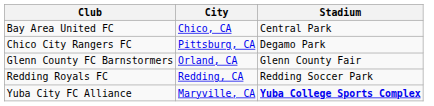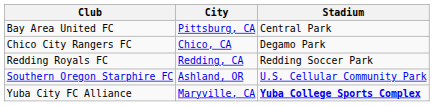(205, 29) Chico, CA -> (217, 29) Pittsburg, CA
(217, 45) Pittsburg, CA -> (205, 45) Chico, CA
- row: (90, 61)
+ row: (90, 77)
